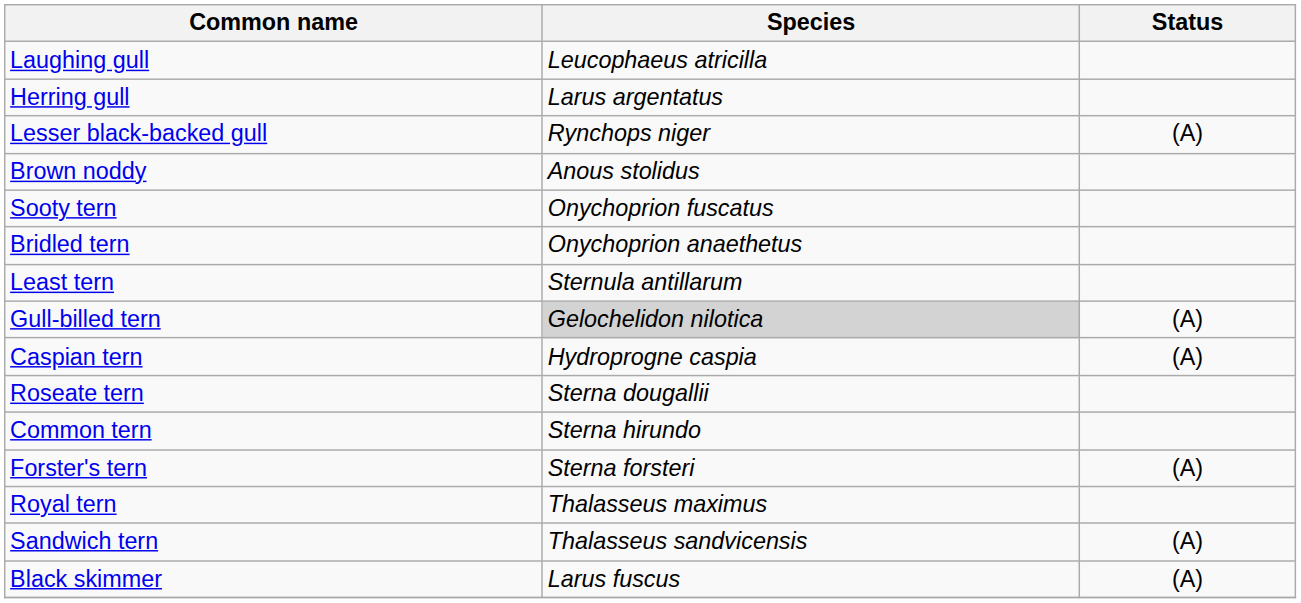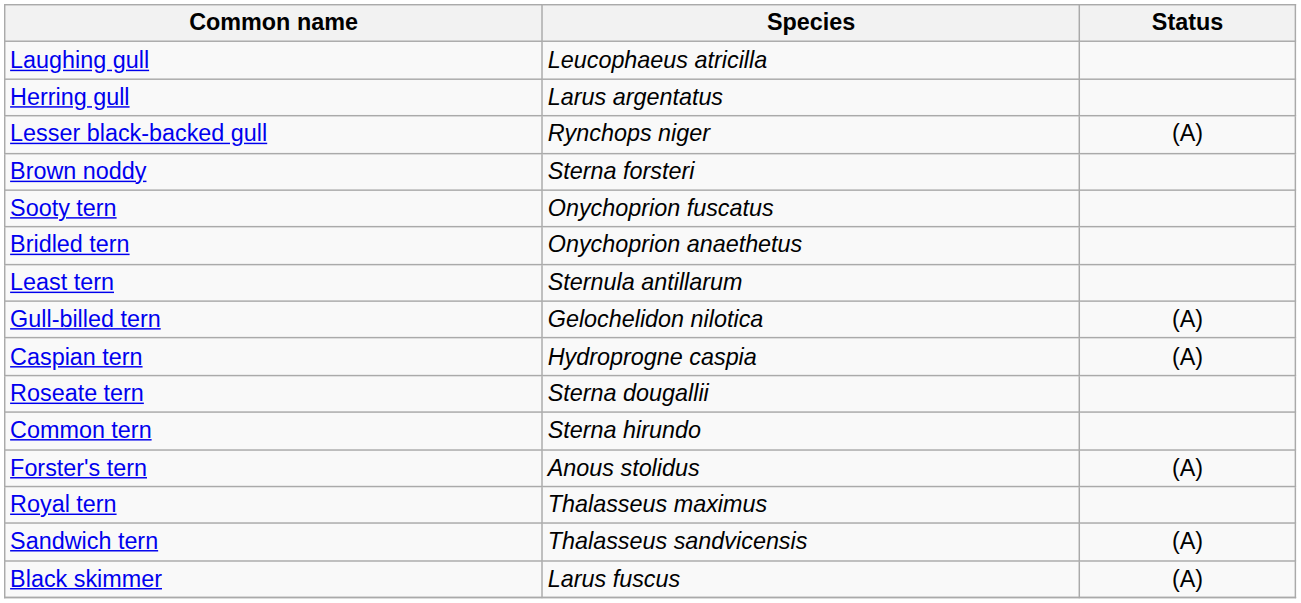(624, 171) Anous stolidus -> (621, 171) Sterna forsteri
(656, 319) lightgrey background -> (656, 319) no background
(621, 467) Sterna forsteri -> (624, 467) Anous stolidus
